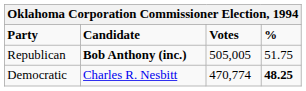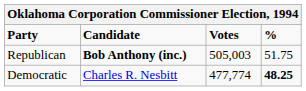(230, 55) 505,005 -> (230, 55) 505,003
(230, 75) 470,774 -> (230, 75) 477,774
